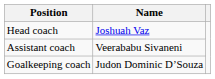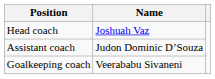(139, 47) Veerababu Sivaneni -> (149, 47) Judon Dominic D’Souza
(149, 64) Judon Dominic D’Souza -> (139, 64) Veerababu Sivaneni
